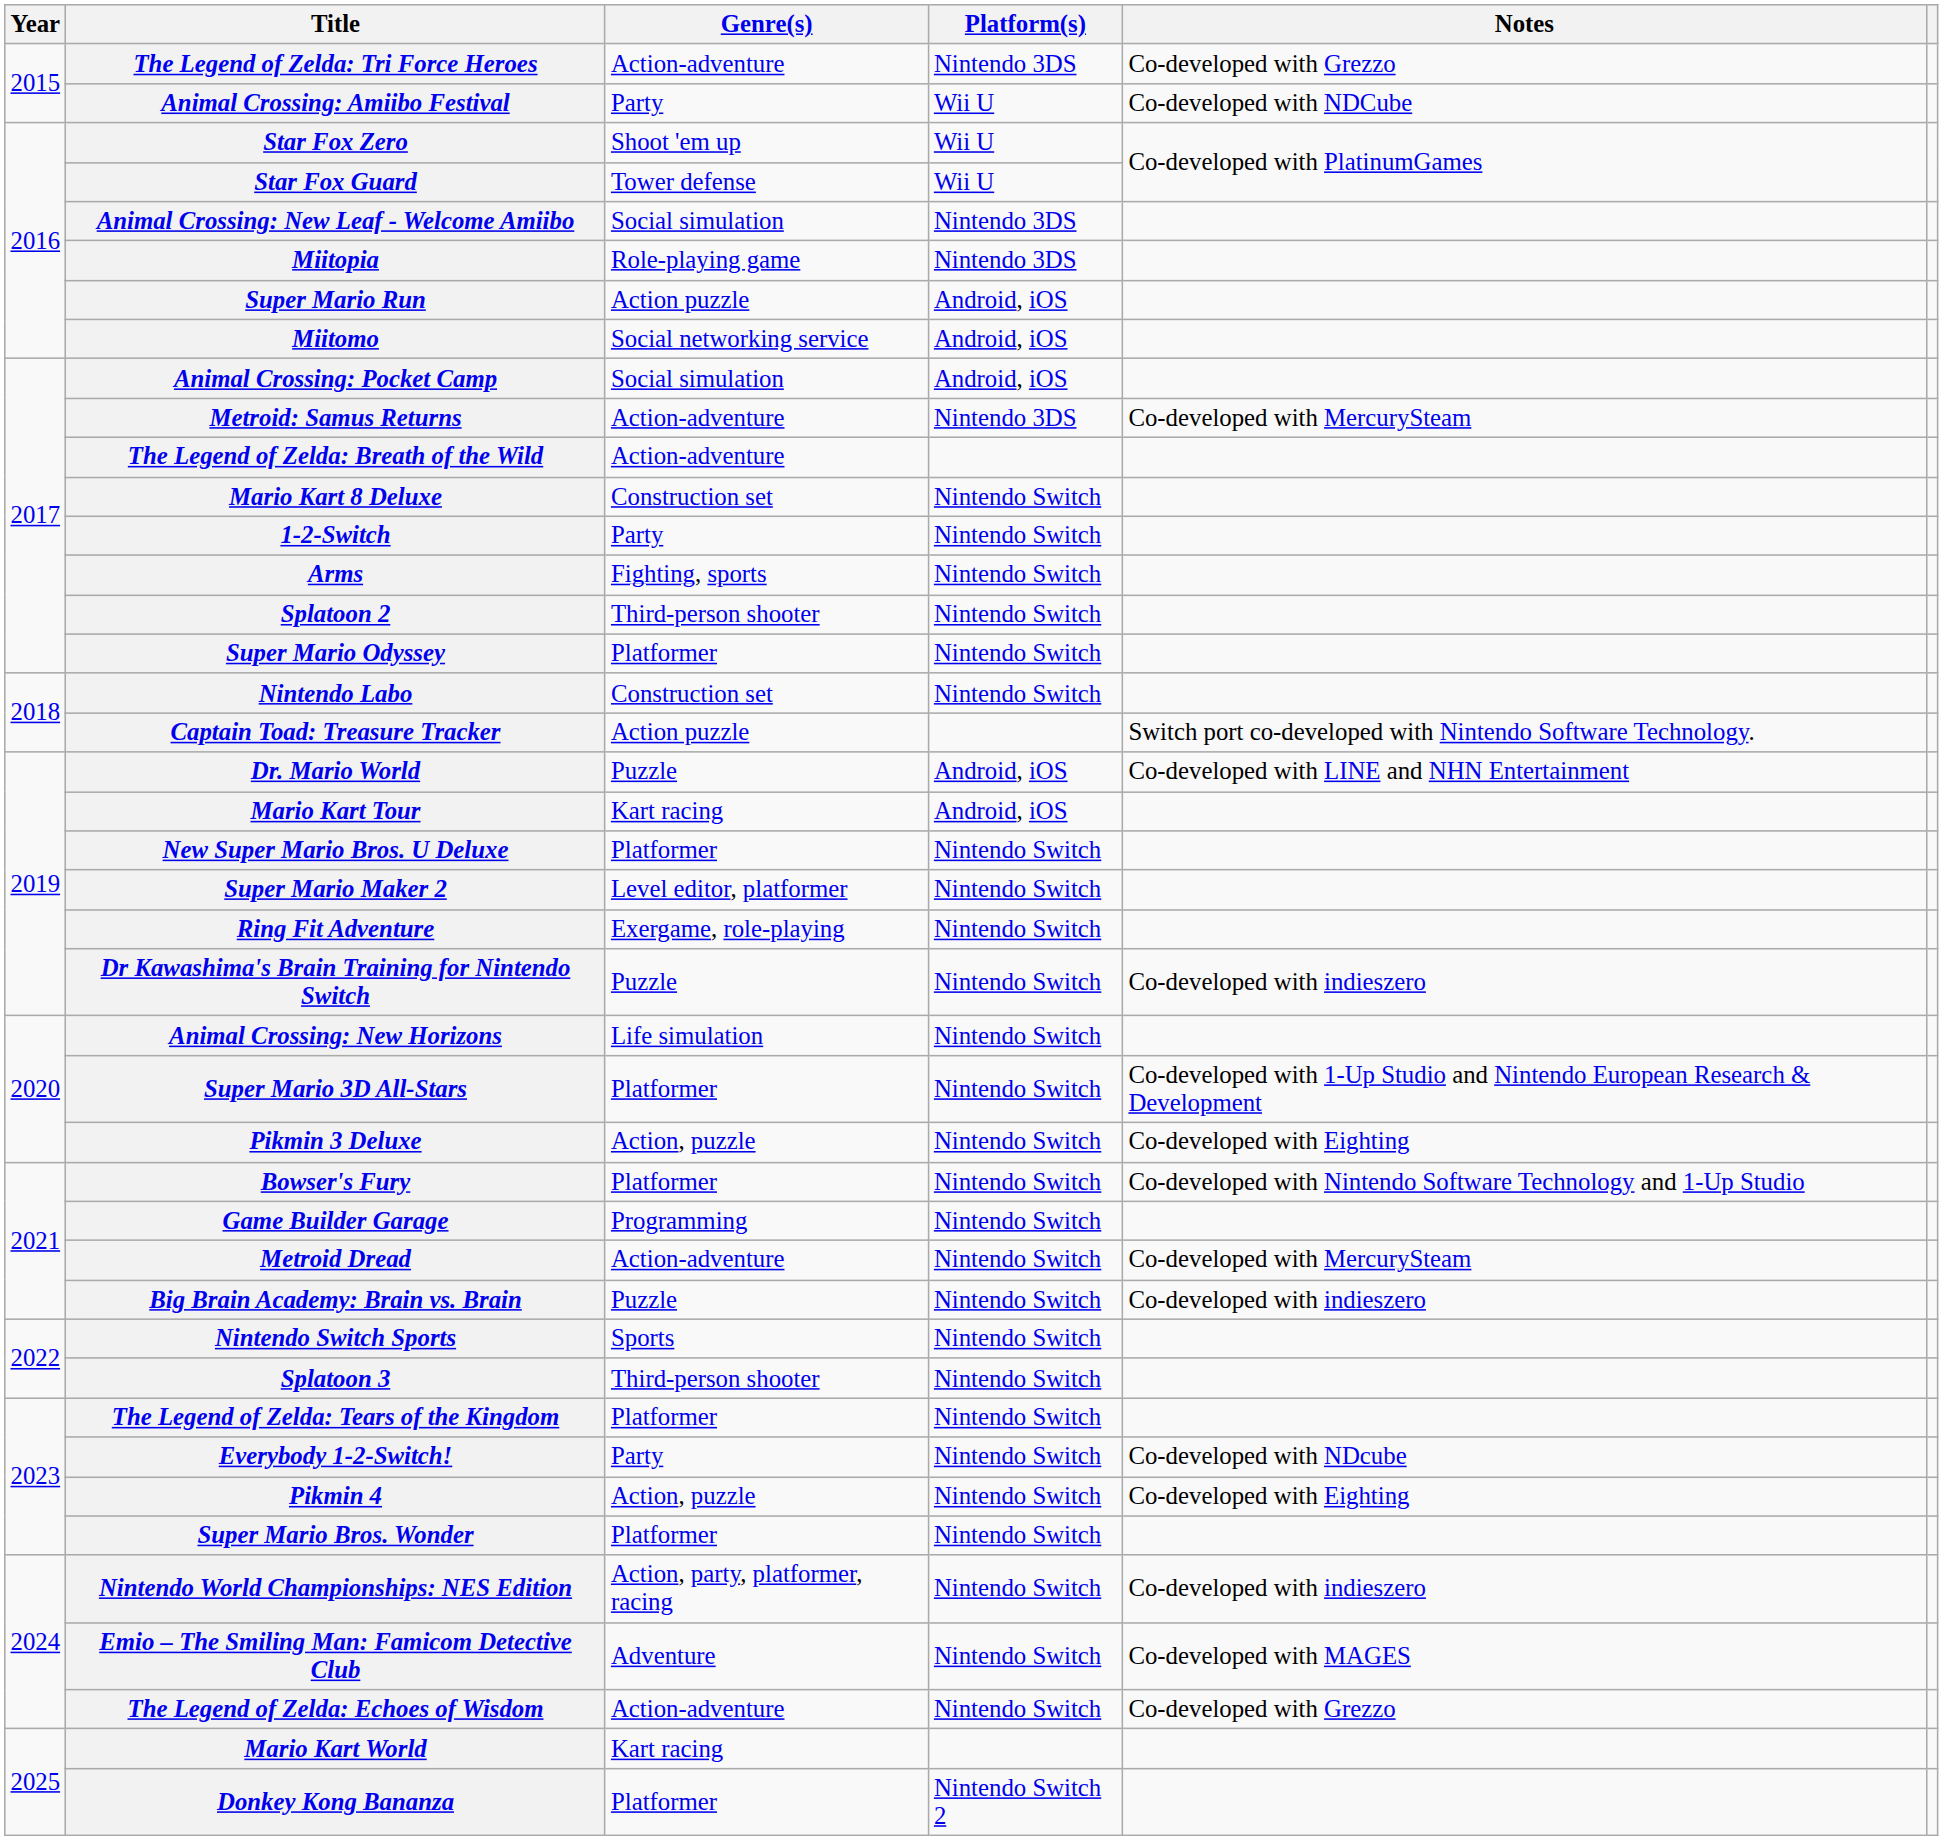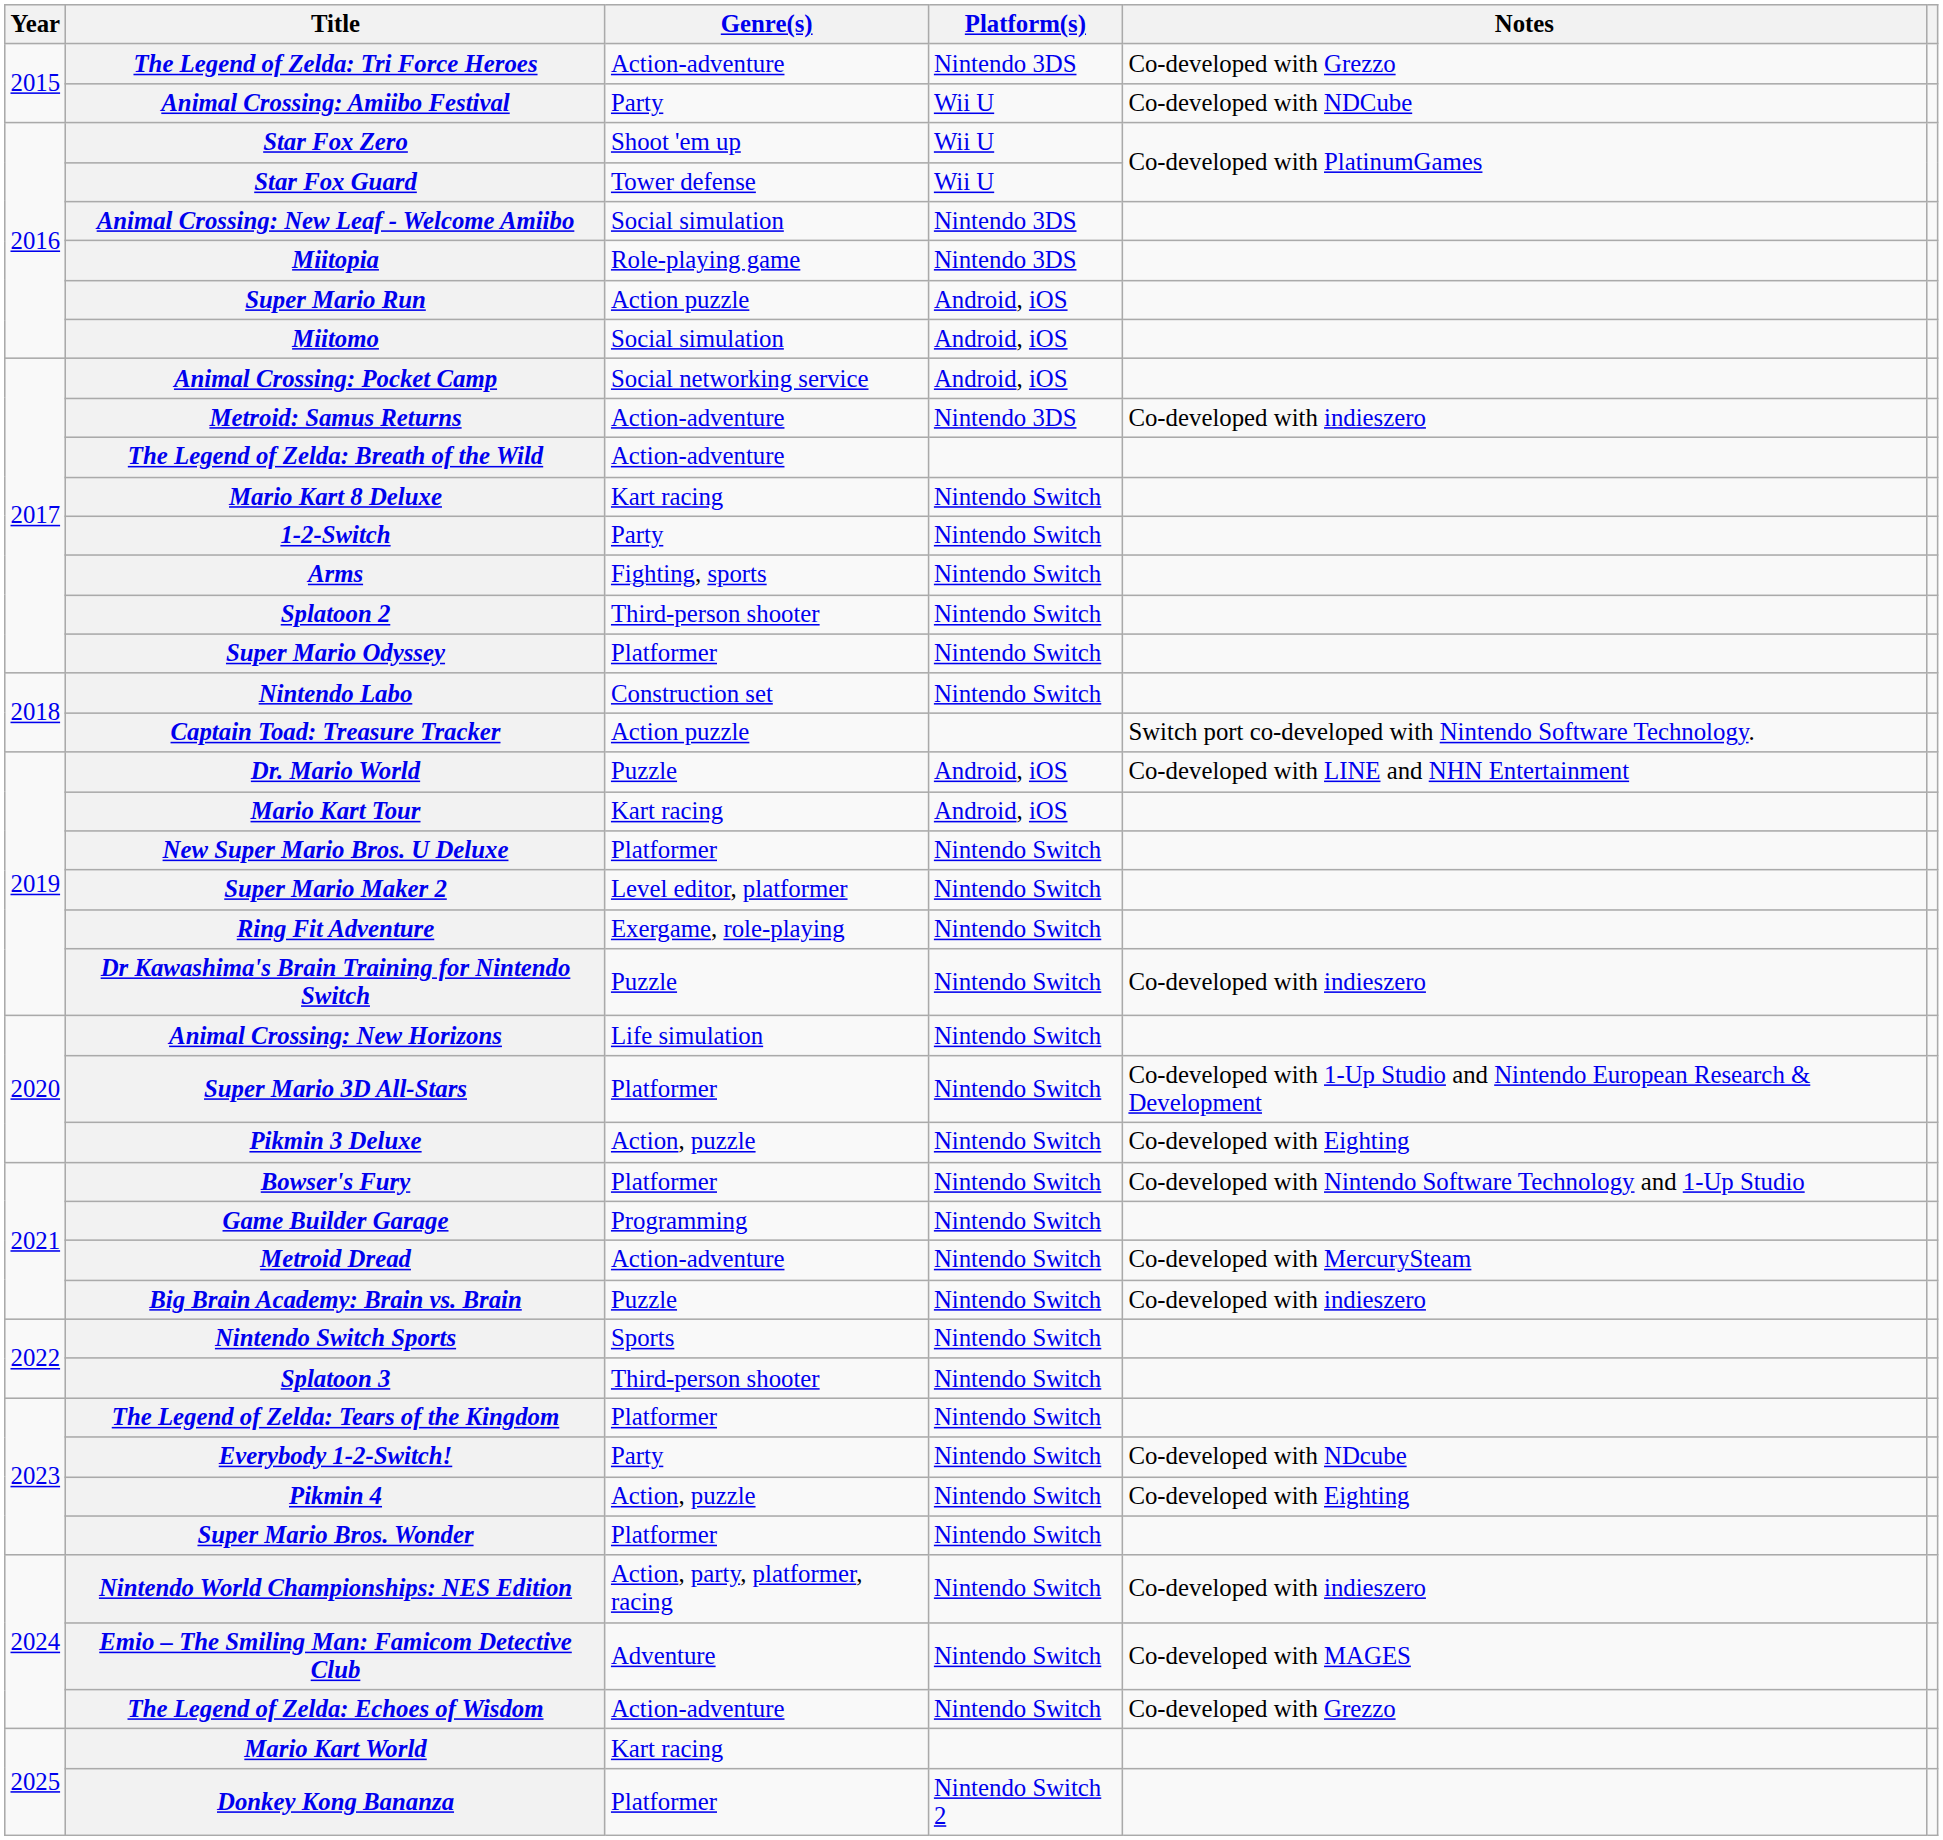(740, 338) Social networking service -> (697, 338) Social simulation
(697, 378) Social simulation -> (740, 378) Social networking service
(1300, 417) Co-developed with MercurySteam -> (1277, 417) Co-developed with indieszero
(692, 496) Construction set -> (667, 496) Kart racing
